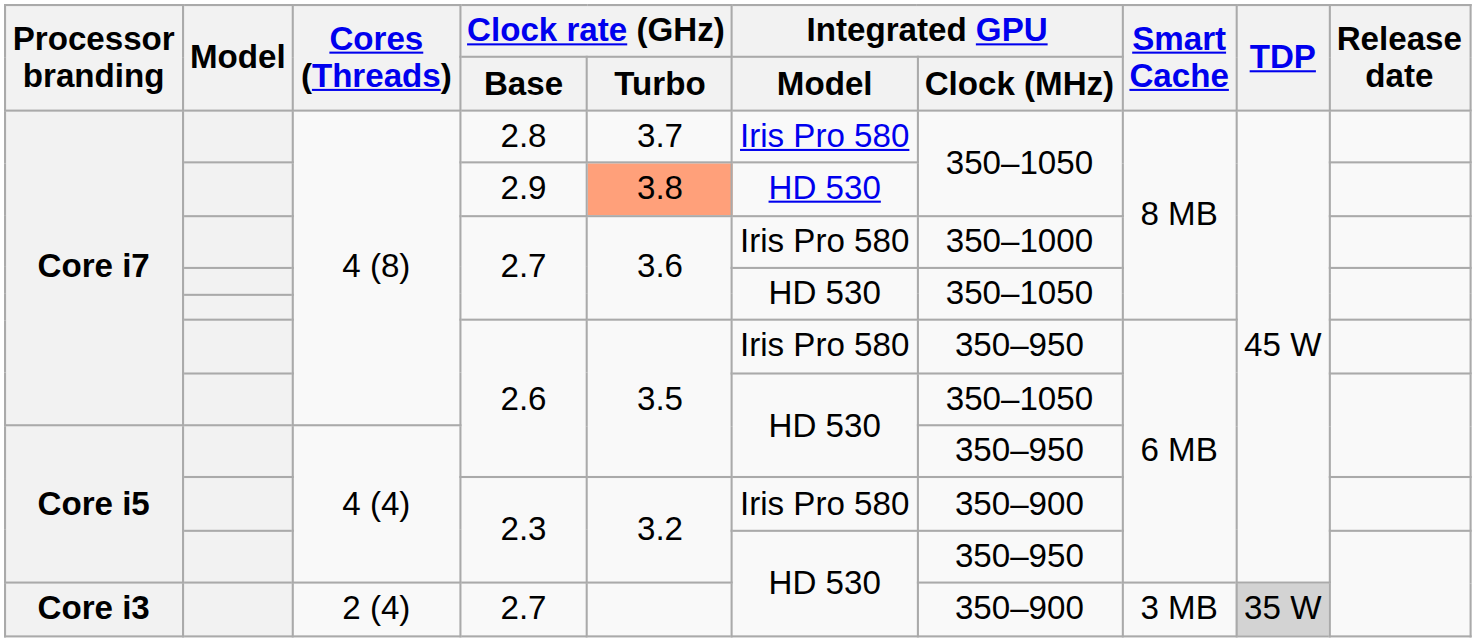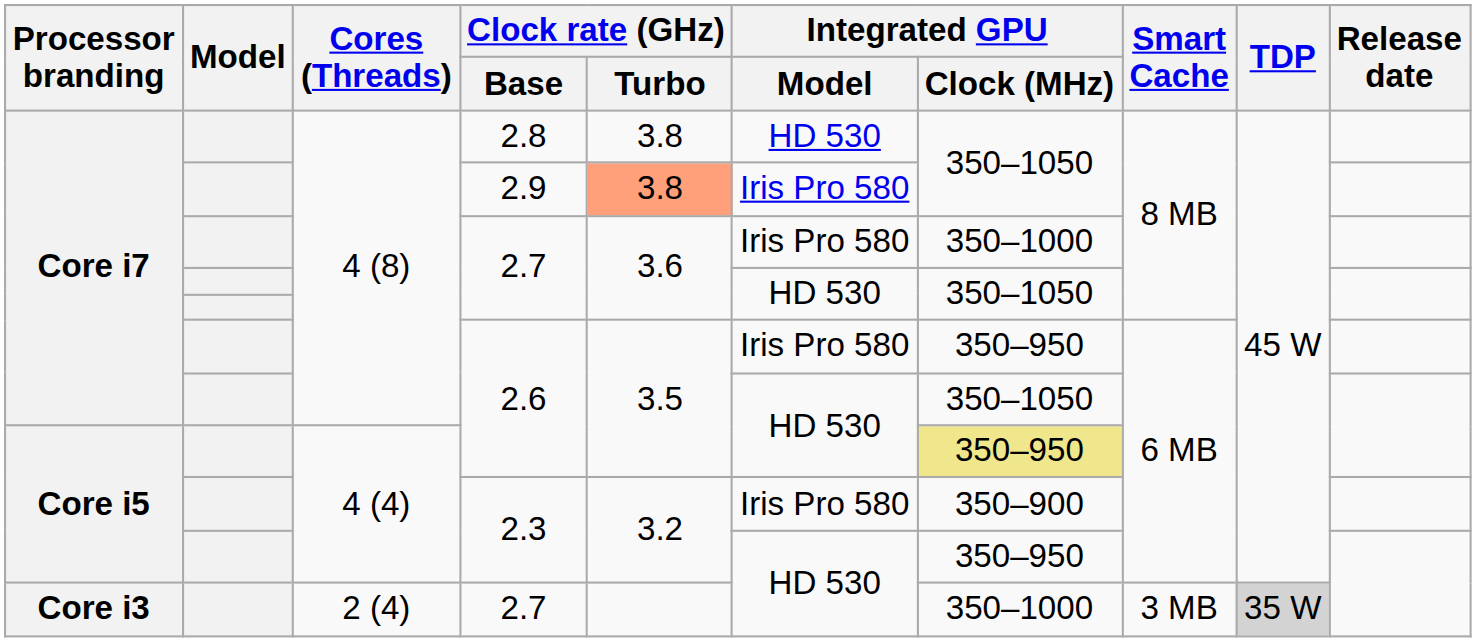(660, 135) 3.7 -> (660, 135) 3.8
(825, 135) Iris Pro 580 -> (825, 135) HD 530
(825, 188) HD 530 -> (825, 188) Iris Pro 580
(1019, 450) no background -> (1019, 450) khaki background
(1019, 608) 350–900 -> (1019, 608) 350–1000
